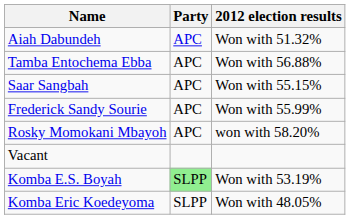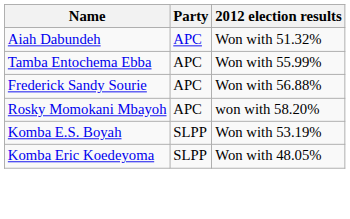(268, 62) Won with 56.88% -> (268, 62) Won with 55.99%
- row: (48, 86)
(268, 109) Won with 55.99% -> (268, 86) Won with 56.88%
- row: (28, 156)
(190, 179) lightgreen background -> (190, 132) no background
